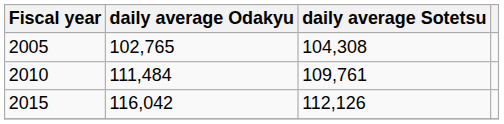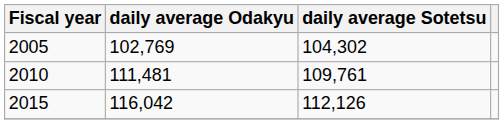(142, 47) 102,765 -> (142, 47) 102,769
(335, 47) 104,308 -> (335, 47) 104,302
(141, 75) 111,484 -> (141, 75) 111,481
